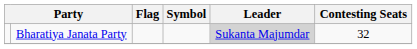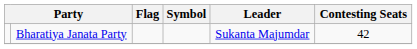(262, 33) lightgrey background -> (262, 33) no background
(363, 33) 32 -> (363, 33) 42
